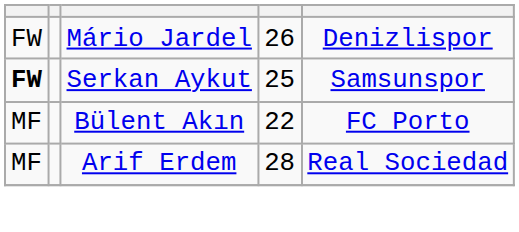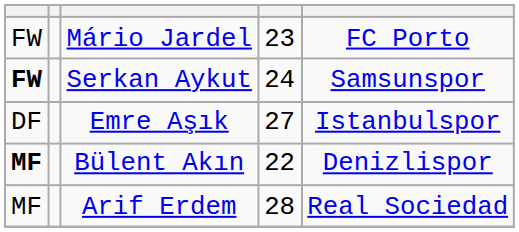(280, 38) 26 -> (280, 38) 23
(408, 38) Denizlispor -> (408, 38) FC Porto
(280, 80) 25 -> (280, 80) 24
+ row: (159, 122)
(27, 122) normal -> (27, 164) bold
(408, 122) FC Porto -> (408, 164) Denizlispor
